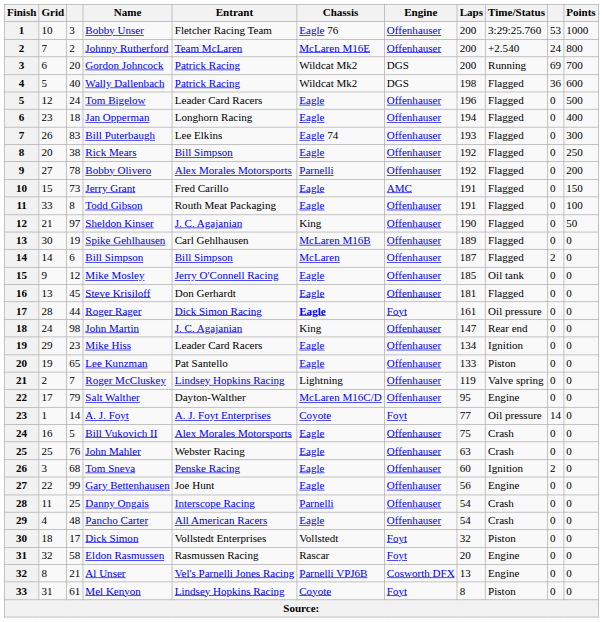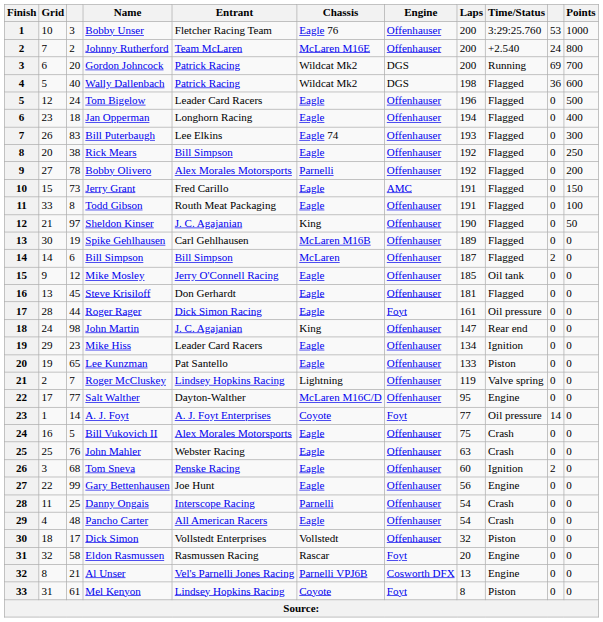(312, 310) bold -> (312, 310) normal
(75, 398) 79 -> (75, 398) 77
(397, 538) Foyt -> (414, 538) Offenhauser
